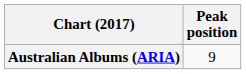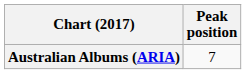(212, 56) 9 -> (212, 56) 7
